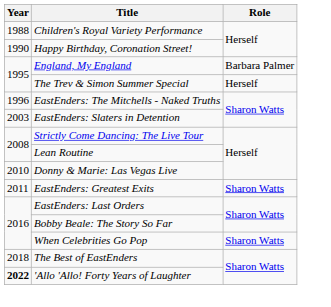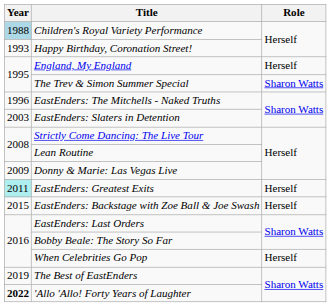(18, 30) no background -> (18, 30) lightblue background
(18, 48) 1990 -> (18, 48) 1993
(260, 65) Barbara Palmer -> (281, 65) Herself
(242, 83) Herself -> (294, 83) Sharon Watts
(18, 170) 2010 -> (18, 170) 2009
(18, 188) no background -> (18, 188) paleturquoise background
(255, 188) Sharon Watts -> (281, 188) Herself
+ row: (147, 205)
(255, 240) Sharon Watts -> (281, 258) Herself
(18, 258) 2018 -> (18, 275) 2019
